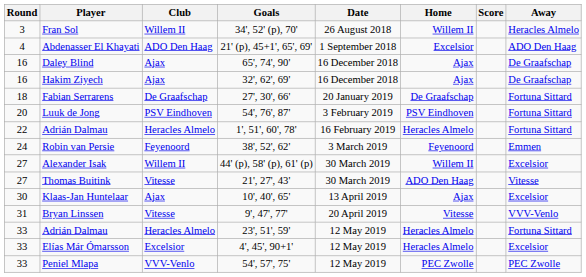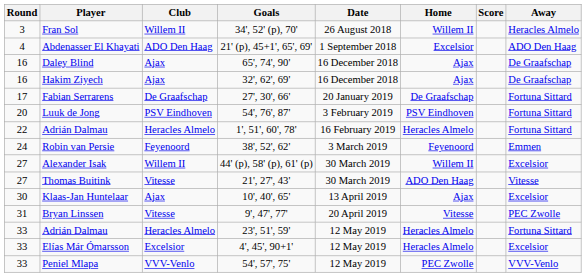(22, 96) 18 -> (22, 96) 17
(533, 213) VVV-Venlo -> (534, 213) PEC Zwolle
(534, 264) PEC Zwolle -> (533, 264) VVV-Venlo
